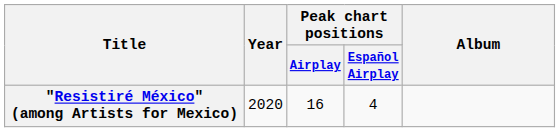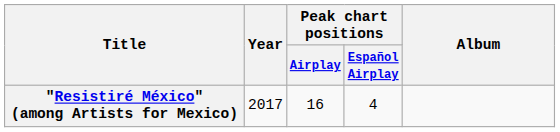(265, 106) 2020 -> (265, 106) 2017
